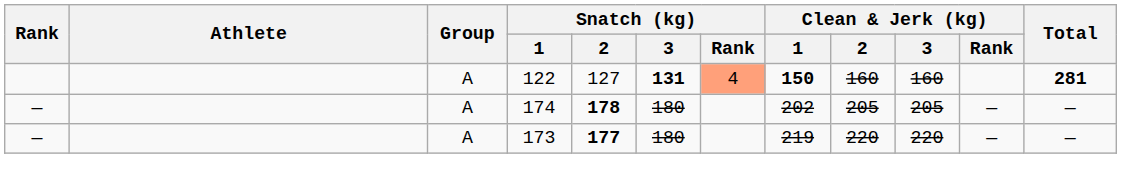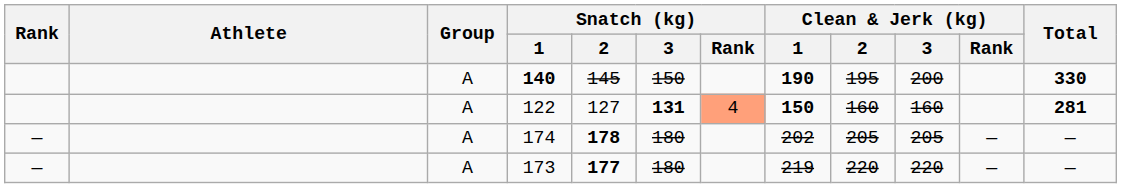+ row: (539, 79)
